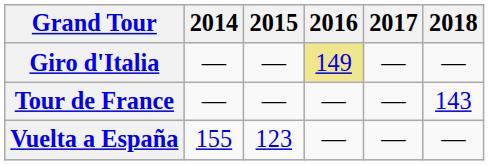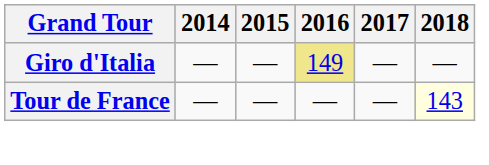(453, 100) no background -> (445, 100) lightyellow background
- row: (94, 139)
